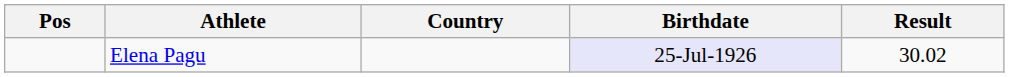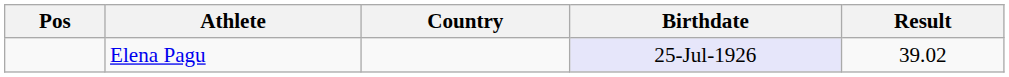(923, 54) 30.02 -> (923, 54) 39.02
